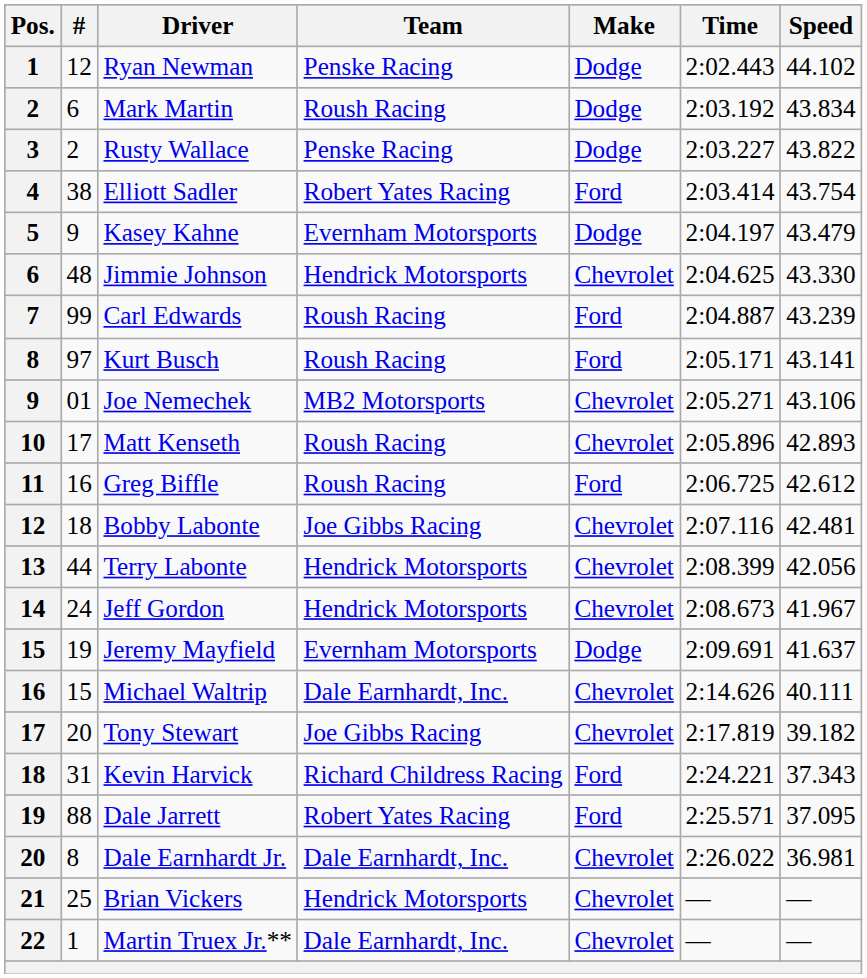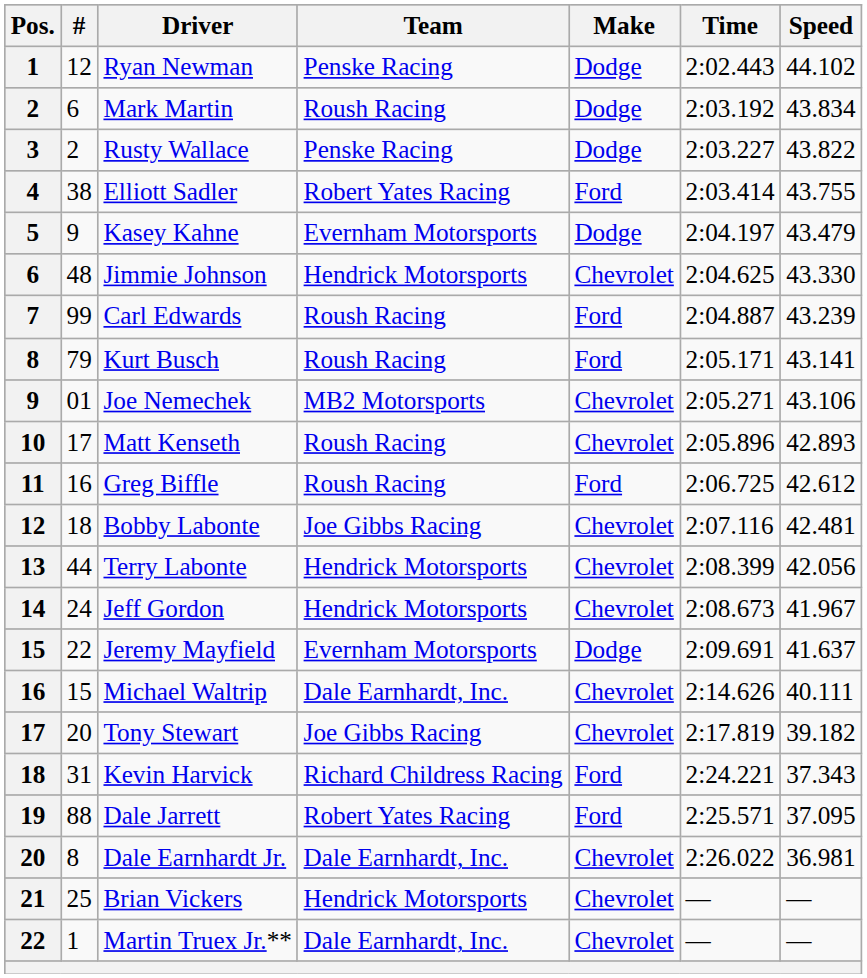(821, 191) 43.754 -> (821, 191) 43.755
(79, 358) 97 -> (79, 358) 79
(79, 649) 19 -> (79, 649) 22
